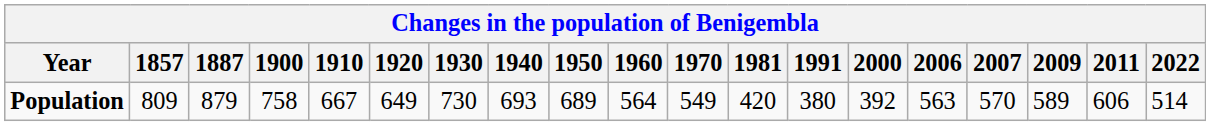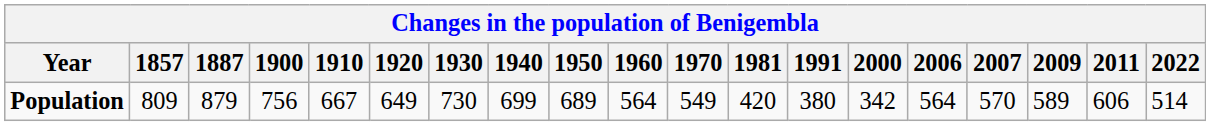(279, 100) 758 -> (279, 100) 756
(519, 100) 693 -> (519, 100) 699
(878, 100) 392 -> (878, 100) 342
(937, 100) 563 -> (937, 100) 564
